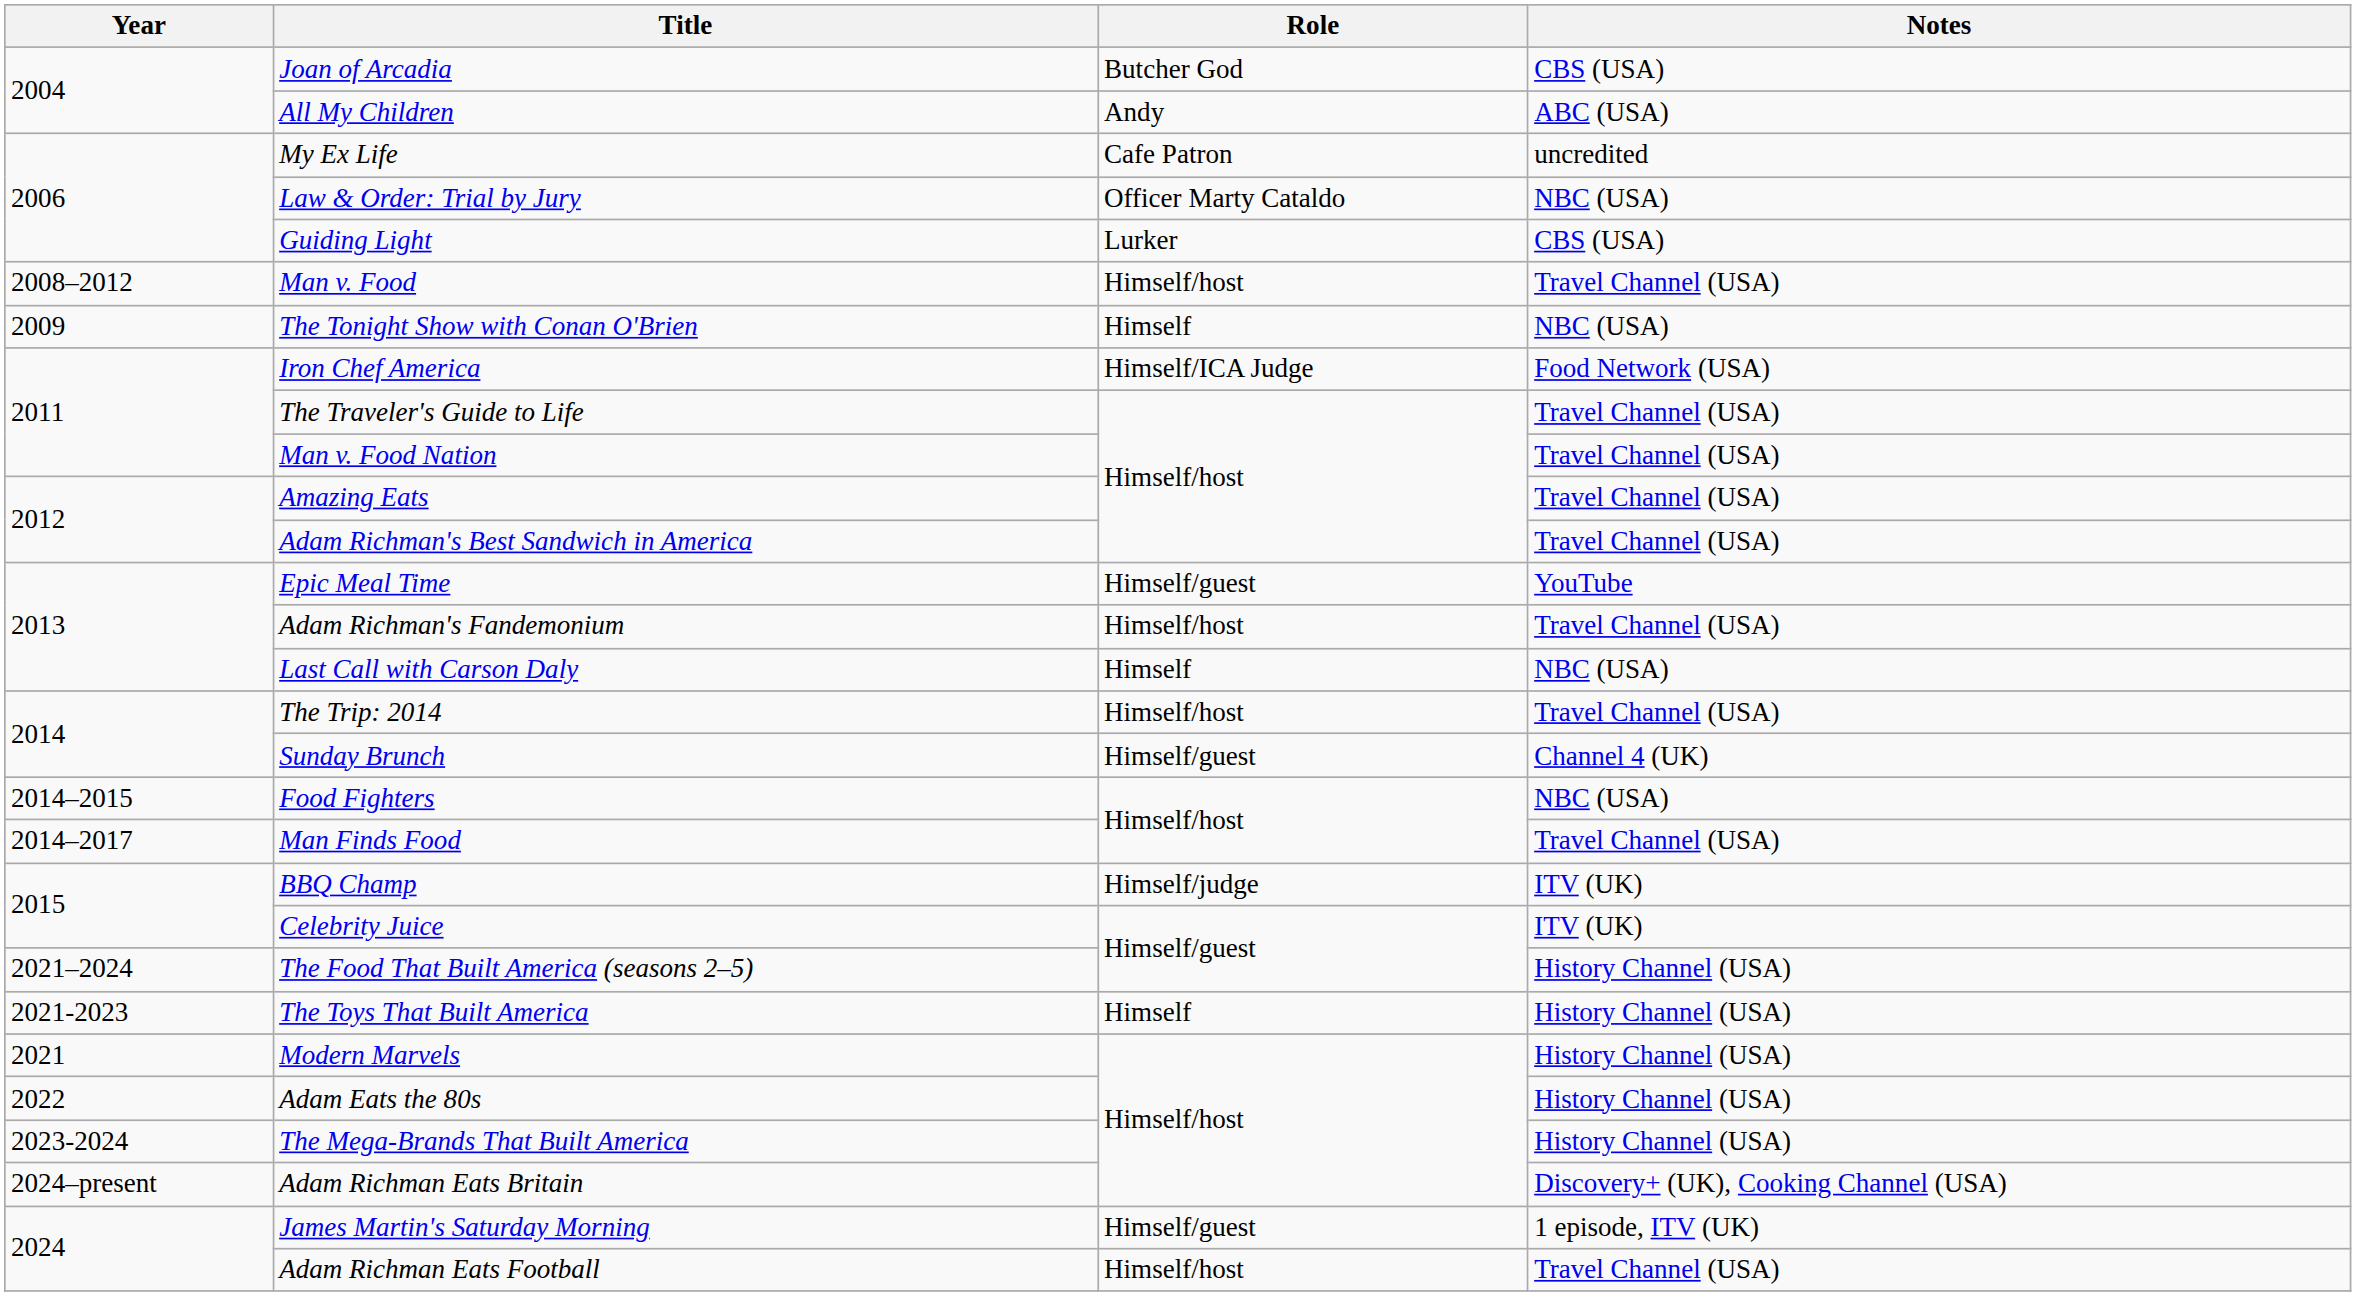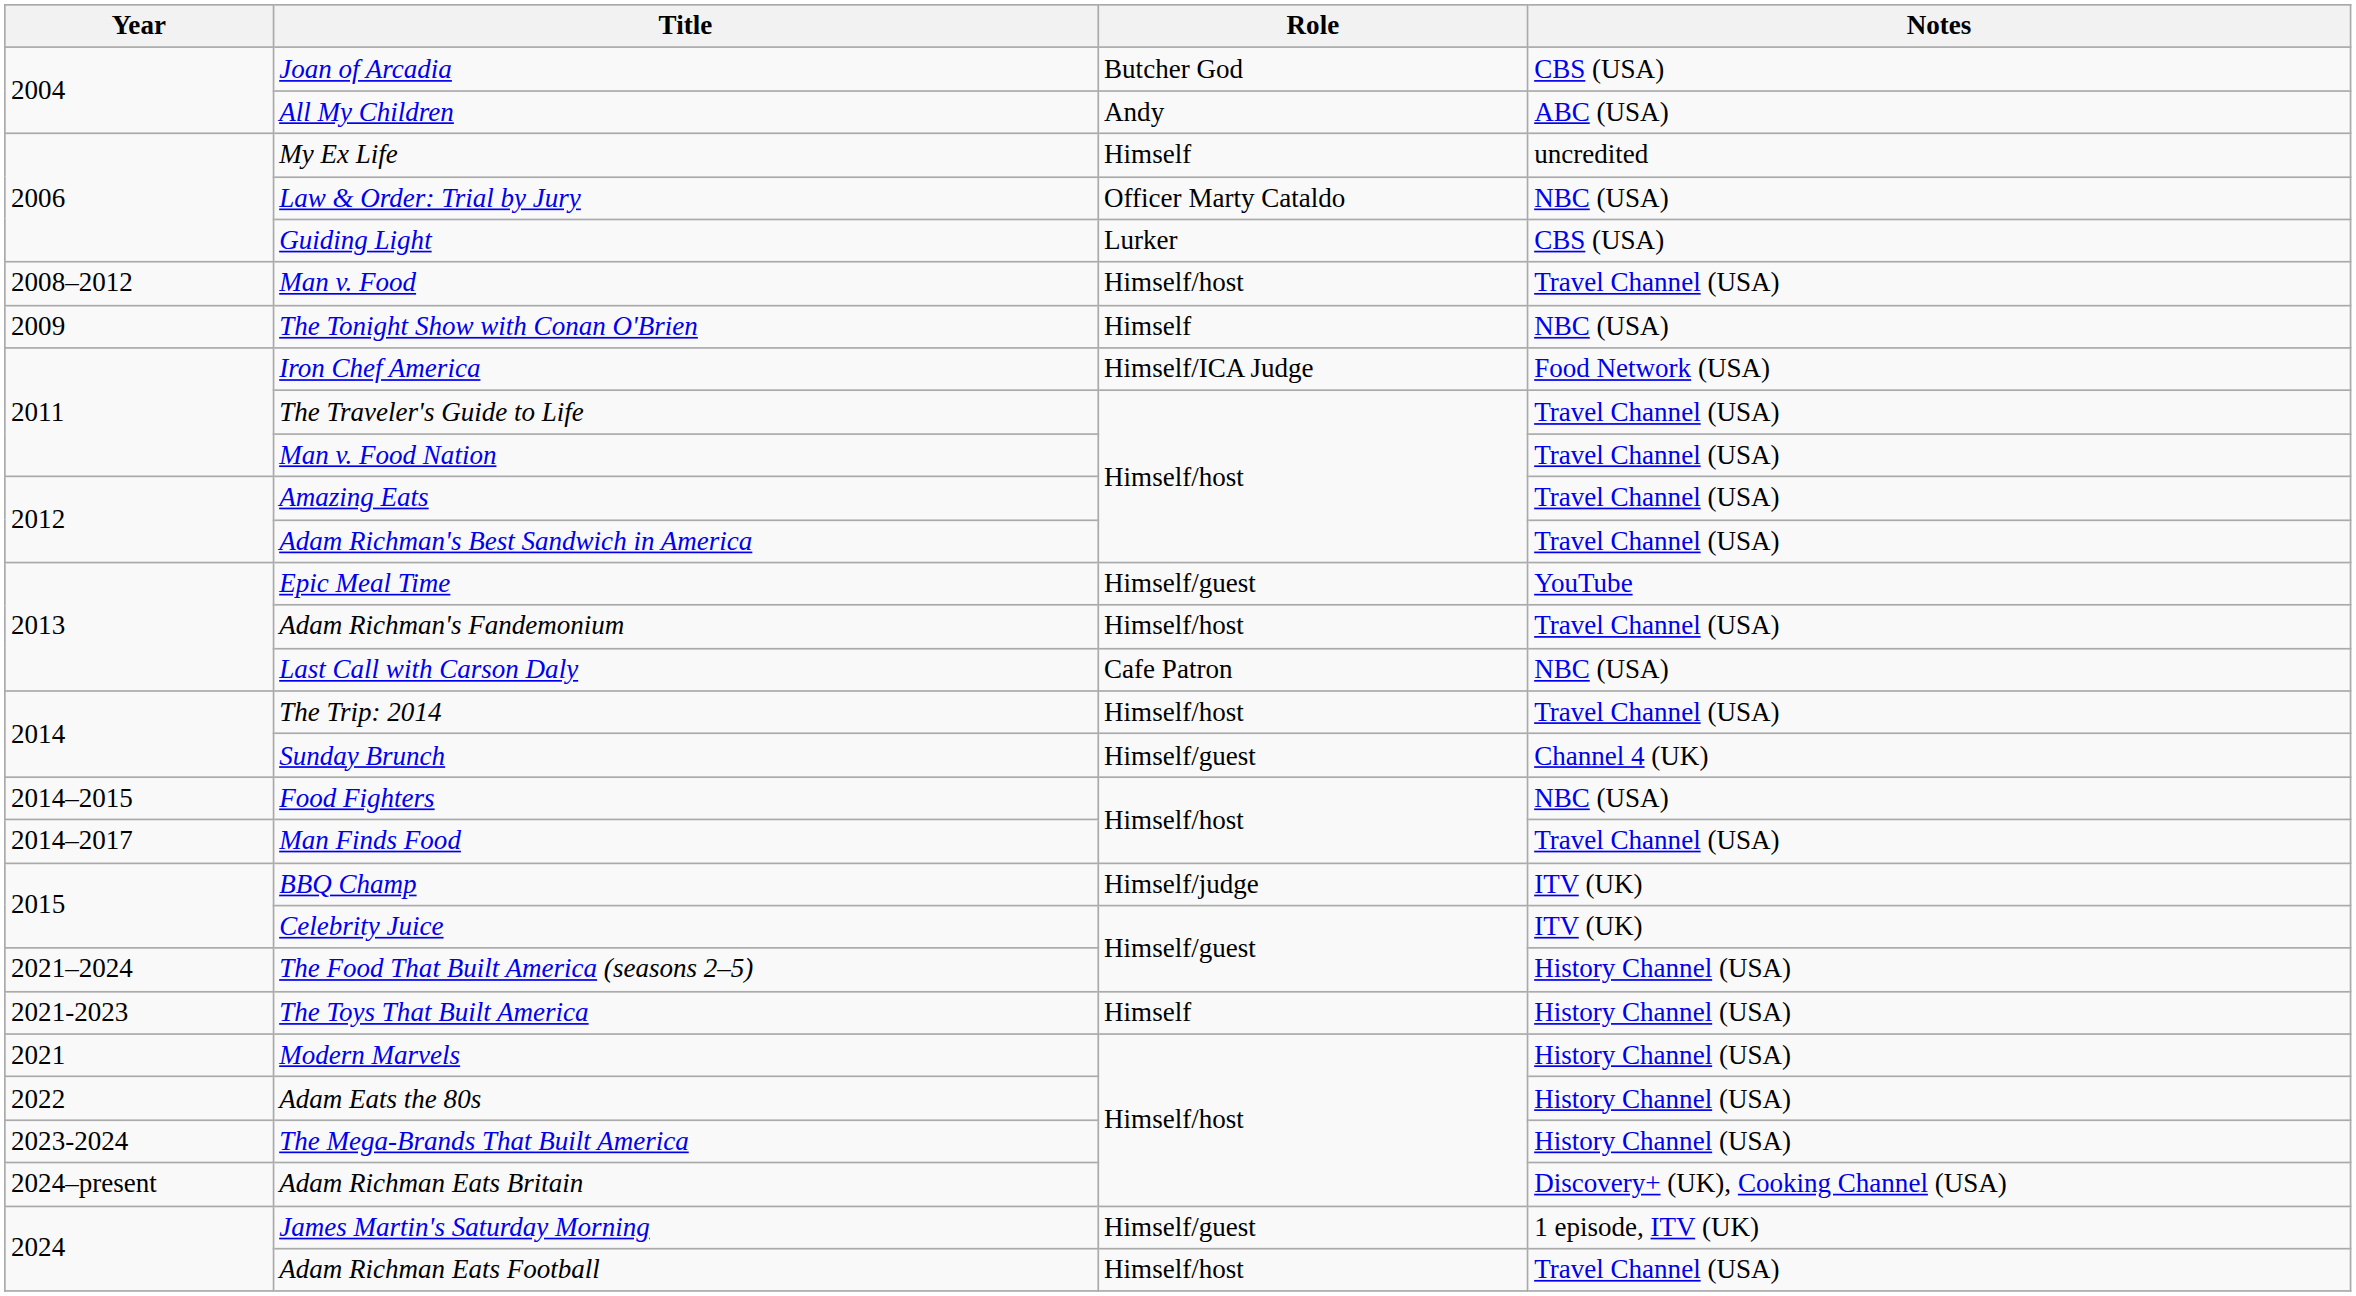(1168, 154) Cafe Patron -> (1148, 154) Himself
(1148, 669) Himself -> (1168, 669) Cafe Patron
